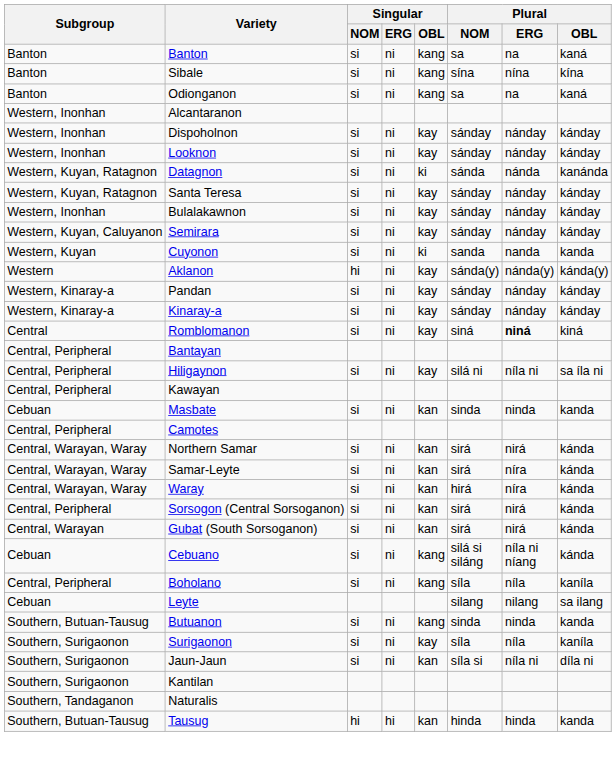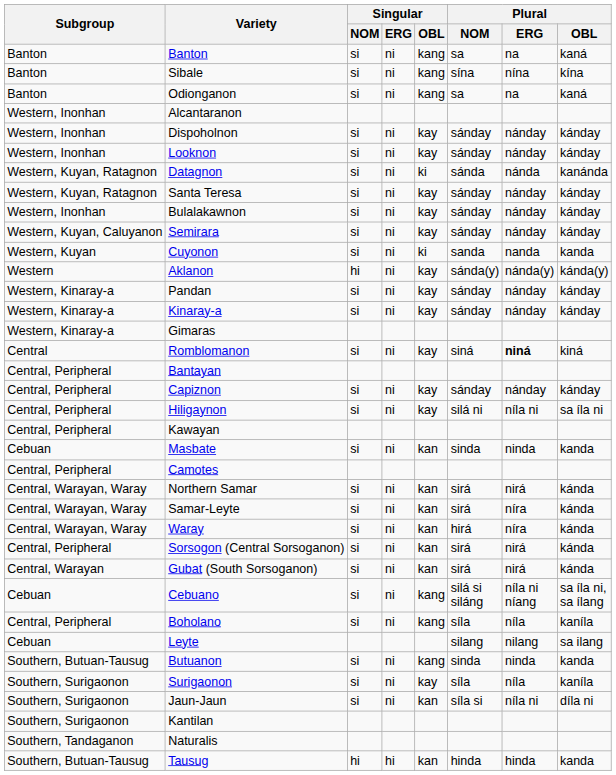+ row: (192, 331)
+ row: (195, 390)
(577, 555) kánda -> (583, 595) sa íla ni, sa ílang
